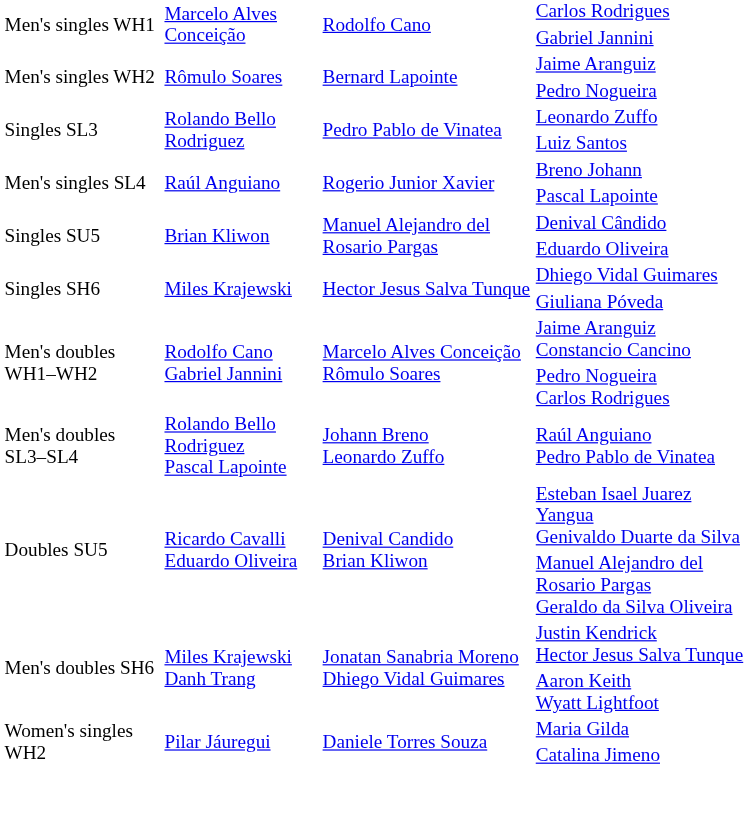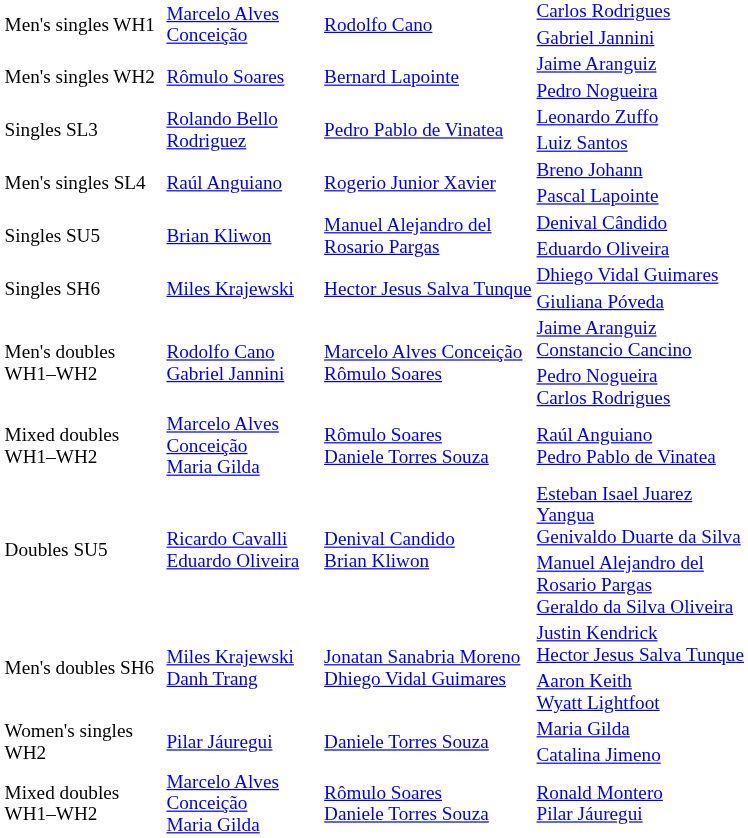(60, 445) Men's doubles SL3–SL4 -> (62, 445) Mixed doubles WH1–WH2
(226, 445) Rolando Bello Rodriguez Pascal Lapointe -> (223, 445) Marcelo Alves Conceição Maria Gilda
(383, 445) Johann Breno Leonardo Zuffo -> (406, 445) Rômulo Soares Daniele Torres Souza
+ row: (600, 803)
